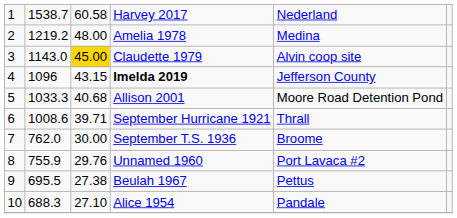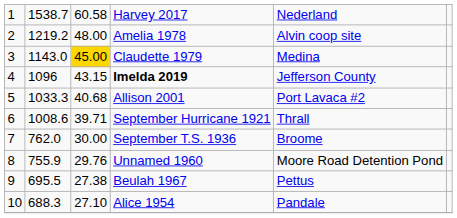(298, 35) Medina -> (319, 35) Alvin coop site
(319, 56) Alvin coop site -> (298, 56) Medina
(360, 98) Moore Road Detention Pond -> (321, 98) Port Lavaca #2
(321, 160) Port Lavaca #2 -> (360, 160) Moore Road Detention Pond
